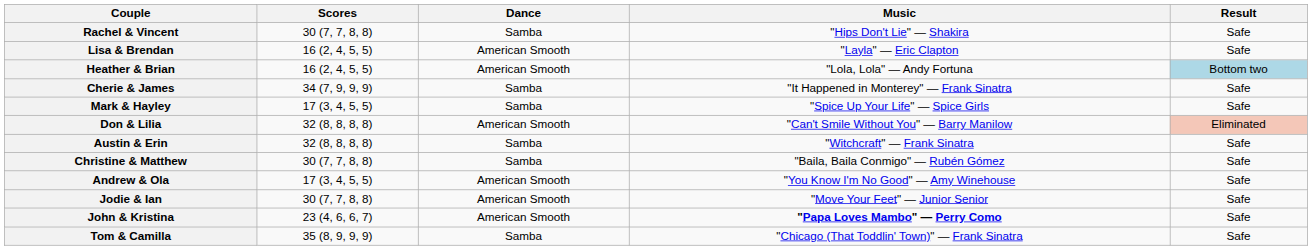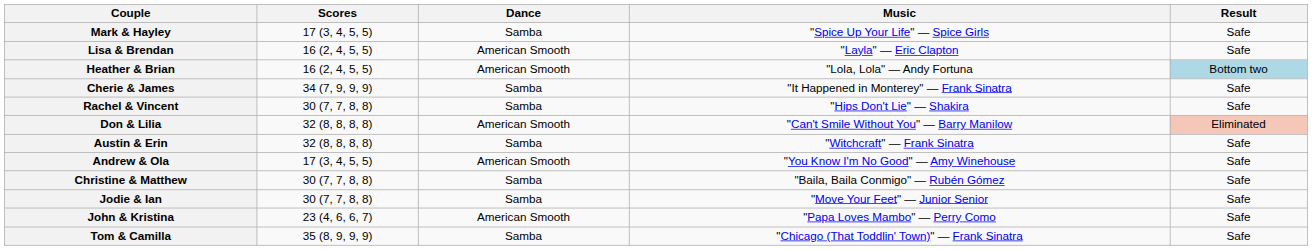rows swapped: (131, 32) <-> (131, 106)
rows swapped: (131, 180) <-> (131, 161)
(523, 198) American Smooth -> (523, 198) Samba
(900, 217) bold -> (900, 217) normal
